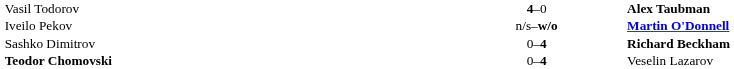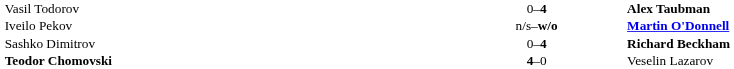(537, 8) 4–0 -> (537, 8) 0–4
(537, 60) 0–4 -> (537, 60) 4–0
